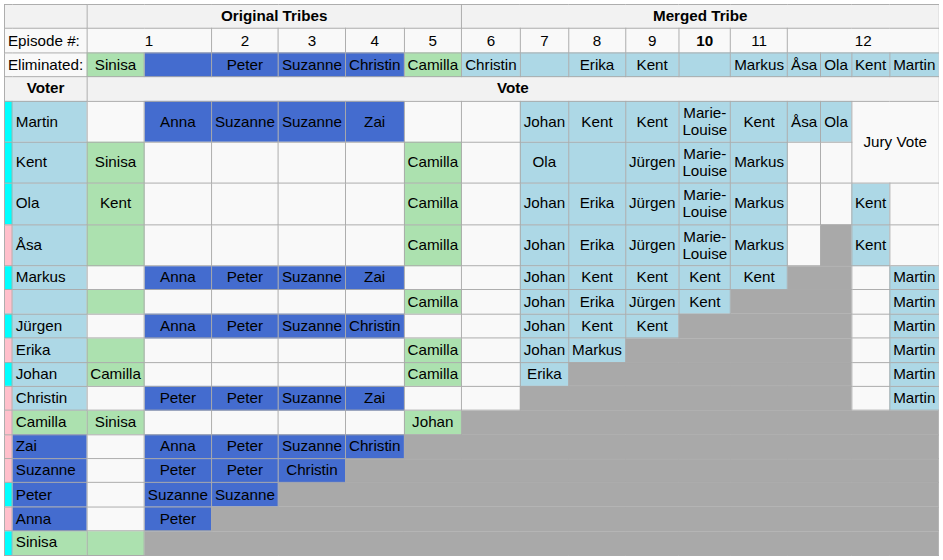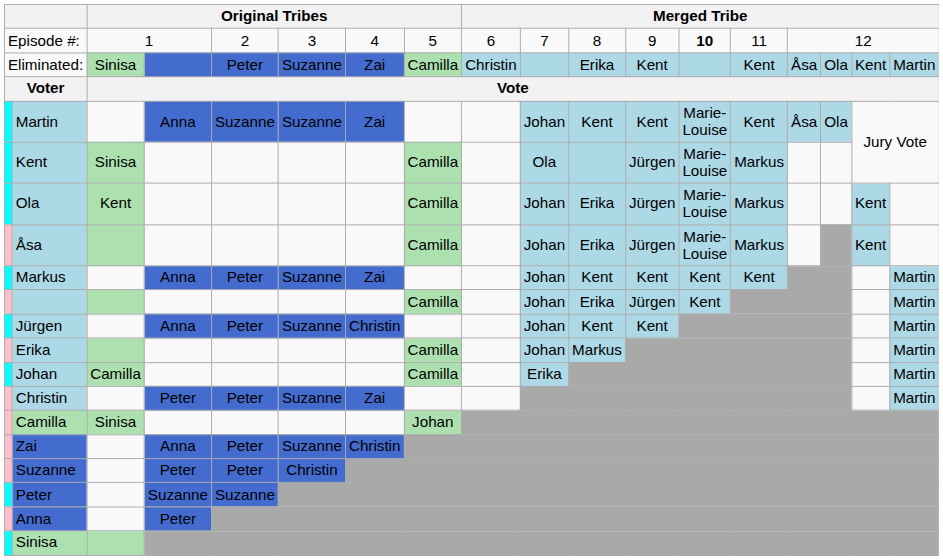(375, 64) Christin -> (375, 64) Zai
(759, 64) Markus -> (759, 64) Kent
